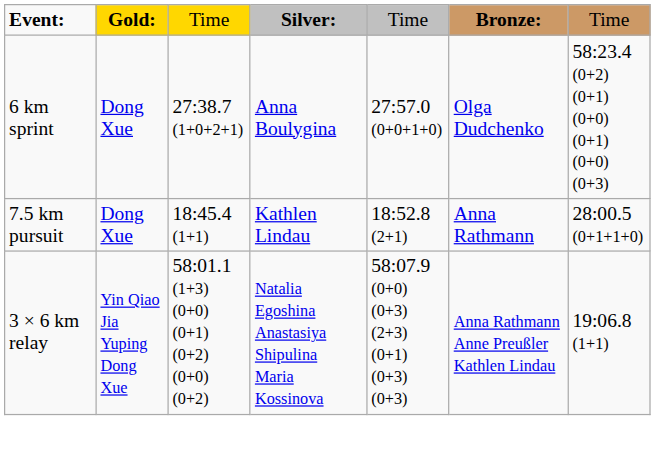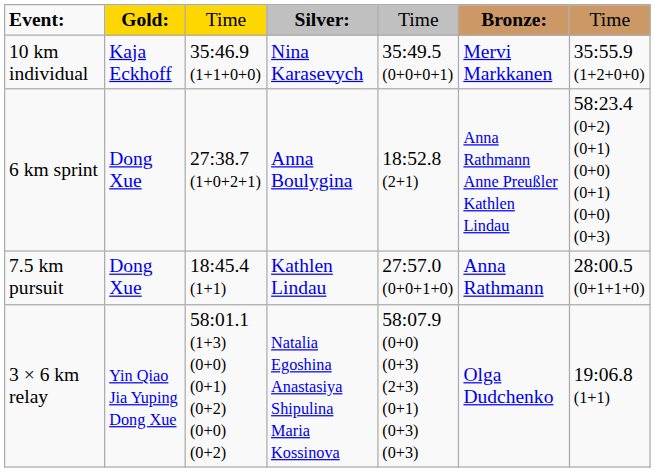+ row: (49, 61)
(407, 116) 27:57.0 (0+0+1+0) -> (412, 169) 18:52.8 (2+1)
(499, 116) Olga Dudchenko -> (511, 181) Anna Rathmann Anne Preußler Kathlen Lindau
(401, 224) 18:52.8 (2+1) -> (418, 277) 27:57.0 (0+0+1+0)
(507, 344) Anna Rathmann Anne Preußler Kathlen Lindau -> (508, 385) Olga Dudchenko
